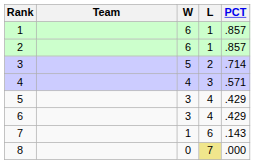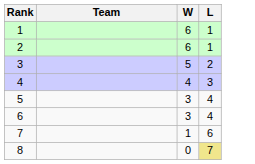- column: (235, 13)
